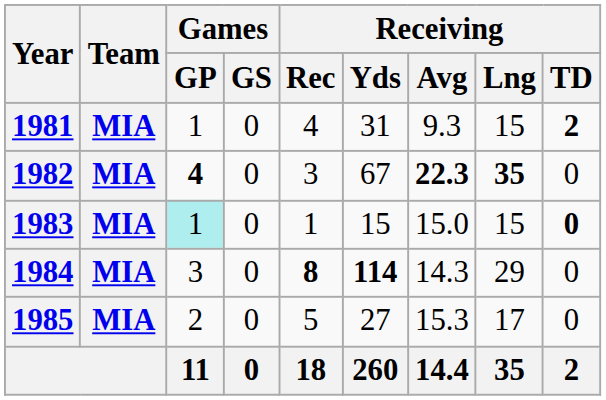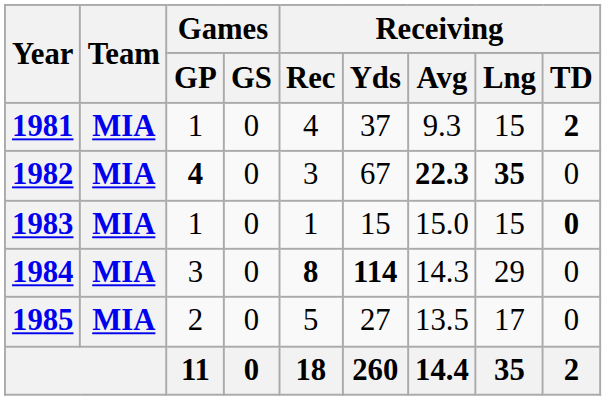(375, 126) 31 -> (375, 126) 37
(195, 223) paleturquoise background -> (195, 223) no background
(442, 321) 15.3 -> (442, 321) 13.5
